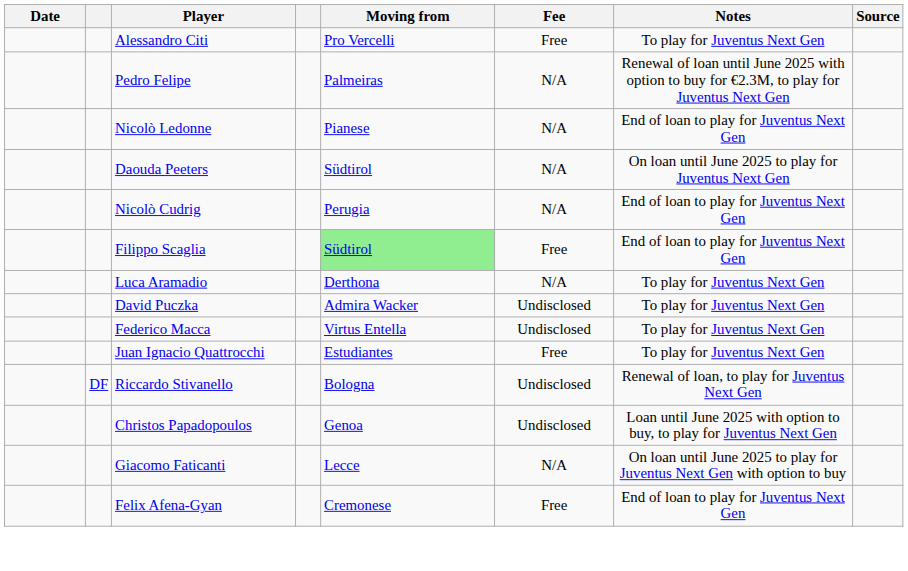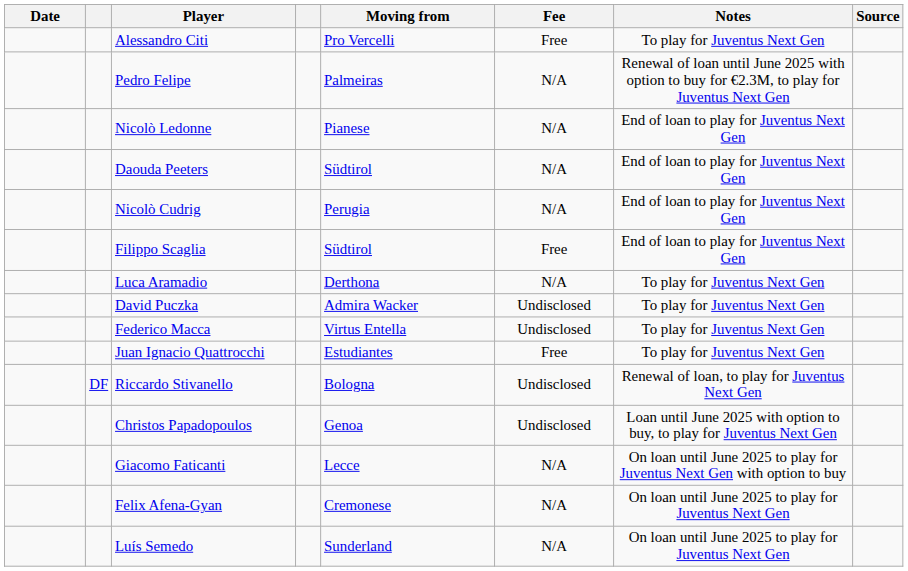(733, 169) On loan until June 2025 to play for Juventus Next Gen -> (733, 169) End of loan to play for Juventus Next Gen
(348, 249) lightgreen background -> (348, 249) no background
(554, 505) Free -> (554, 505) N/A
(733, 505) End of loan to play for Juventus Next Gen -> (733, 505) On loan until June 2025 to play for Juventus Next Gen
+ row: (154, 546)
